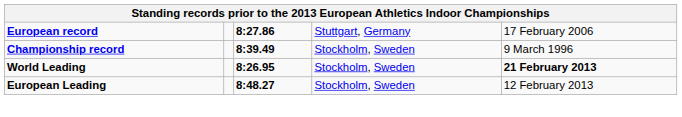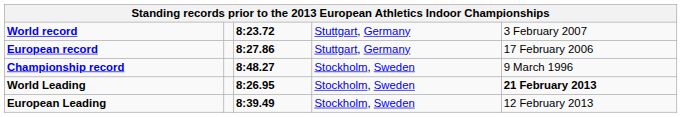+ row: (42, 31)
(255, 49) 8:39.49 -> (255, 67) 8:48.27
(255, 85) 8:48.27 -> (255, 103) 8:39.49
